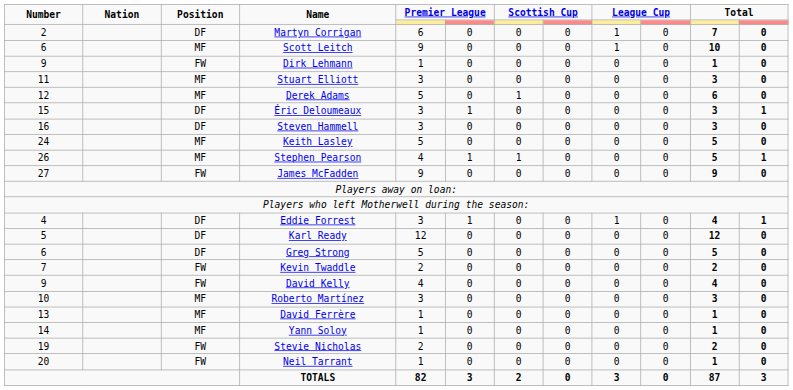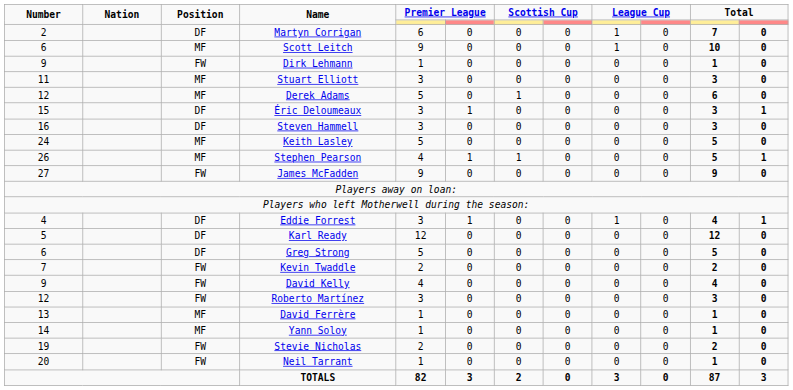(44, 299) 10 -> (44, 299) 12
(200, 299) MF -> (200, 299) FW
